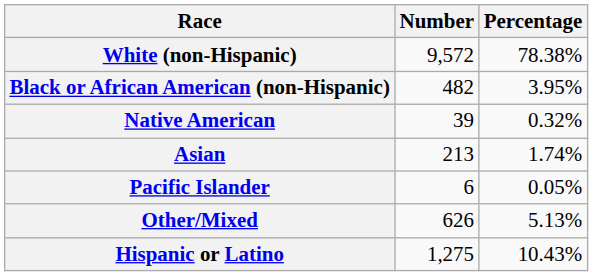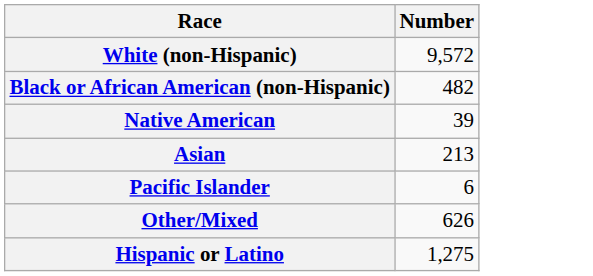- column: (533, 21)
